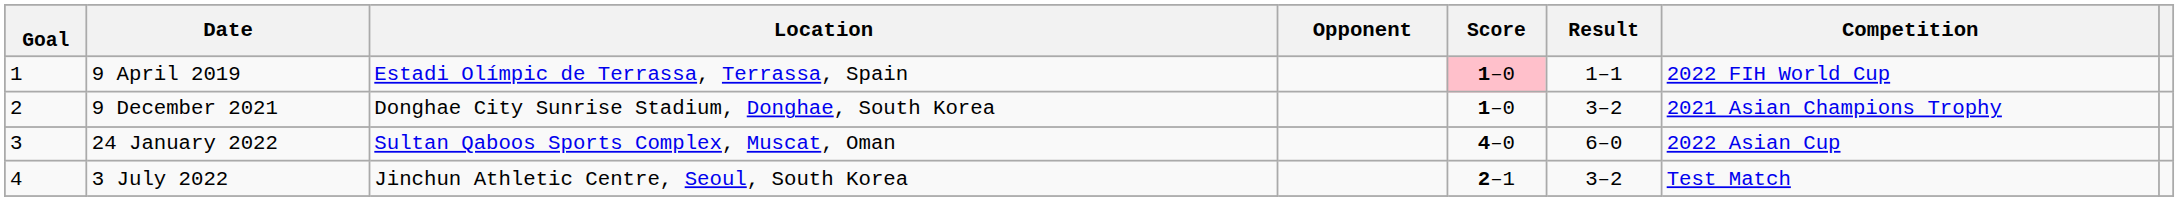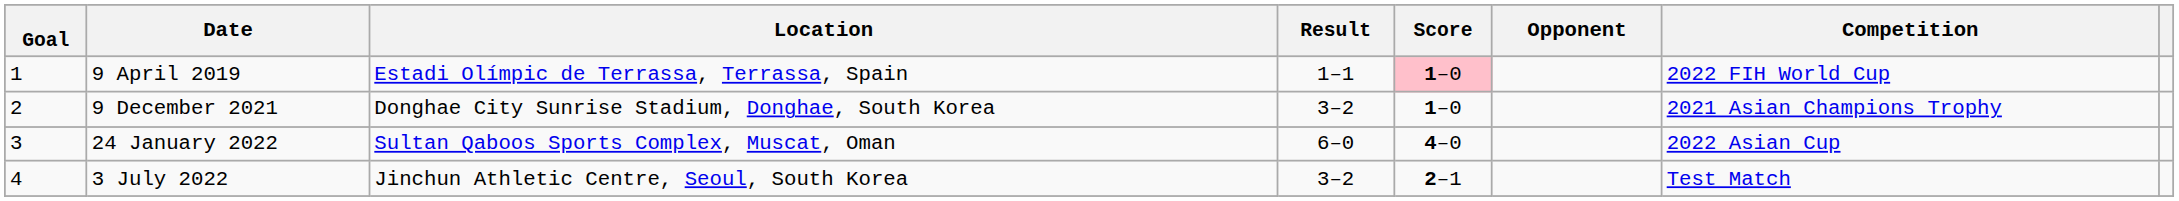columns swapped: (1362, 31) <-> (1604, 31)
